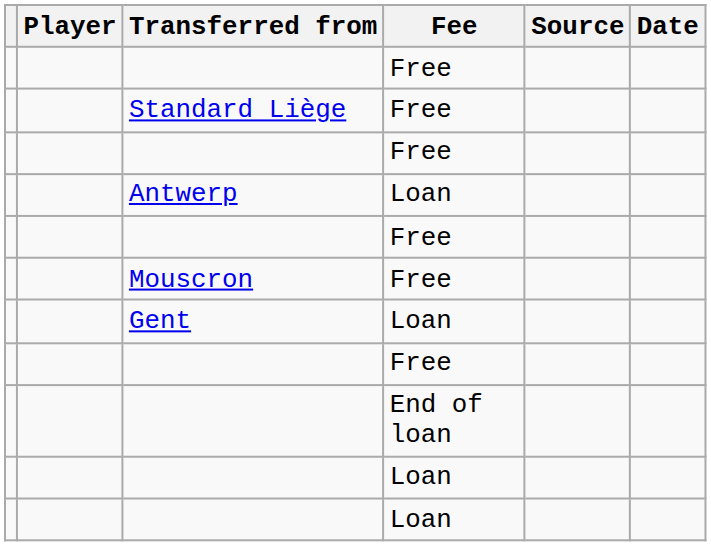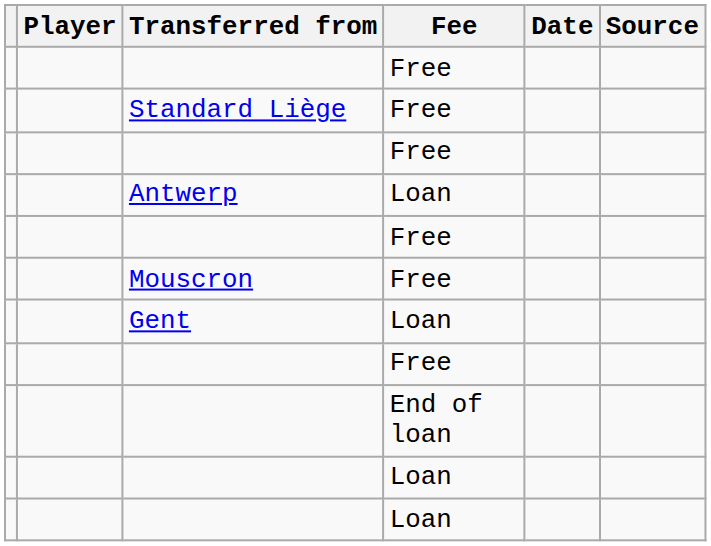columns swapped: (668, 26) <-> (578, 26)
